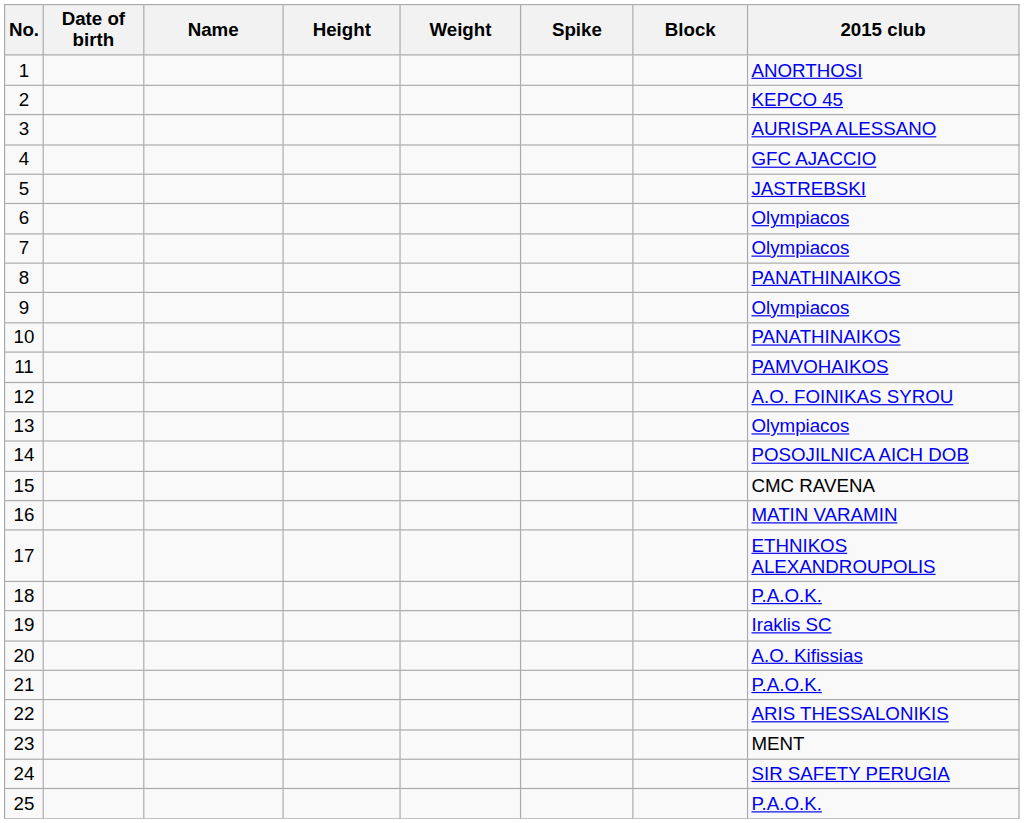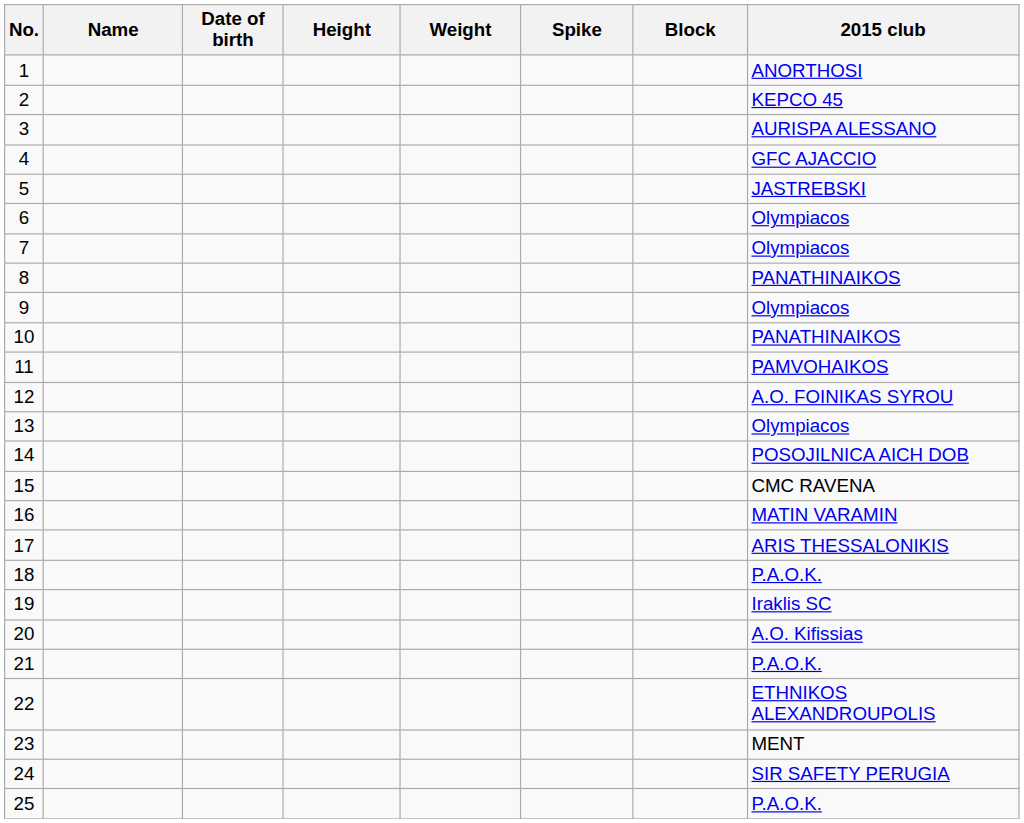columns swapped: (213, 29) <-> (93, 29)
(844, 555) ETHNIKOS ALEXANDROUPOLIS -> (850, 545) ARIS THESSALONIKIS
(850, 714) ARIS THESSALONIKIS -> (844, 704) ETHNIKOS ALEXANDROUPOLIS
